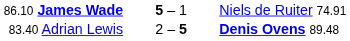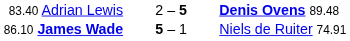rows swapped: (66, 29) <-> (63, 10)
